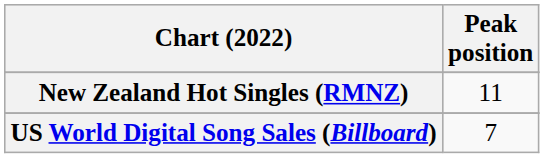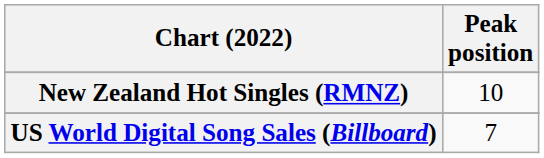(491, 92) 11 -> (491, 92) 10
